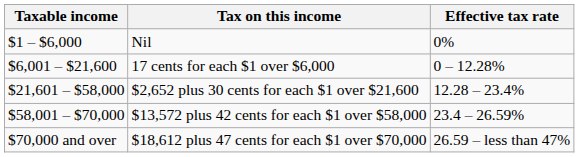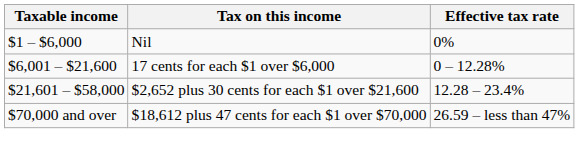- row: (279, 115)
